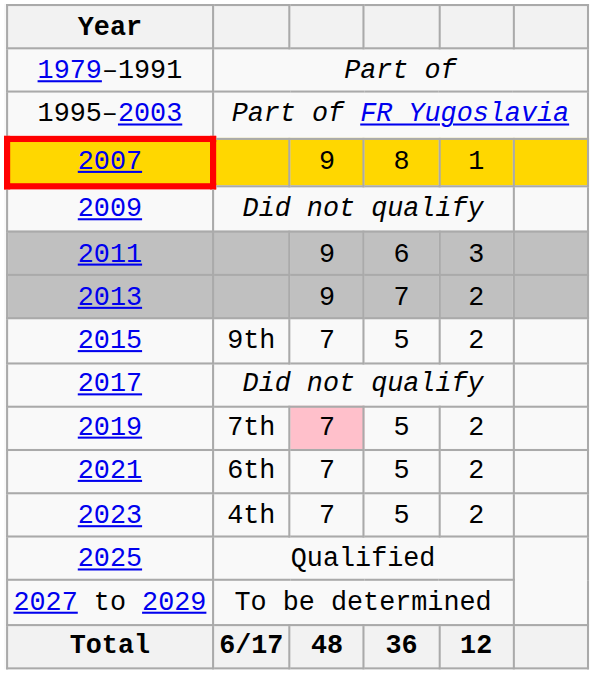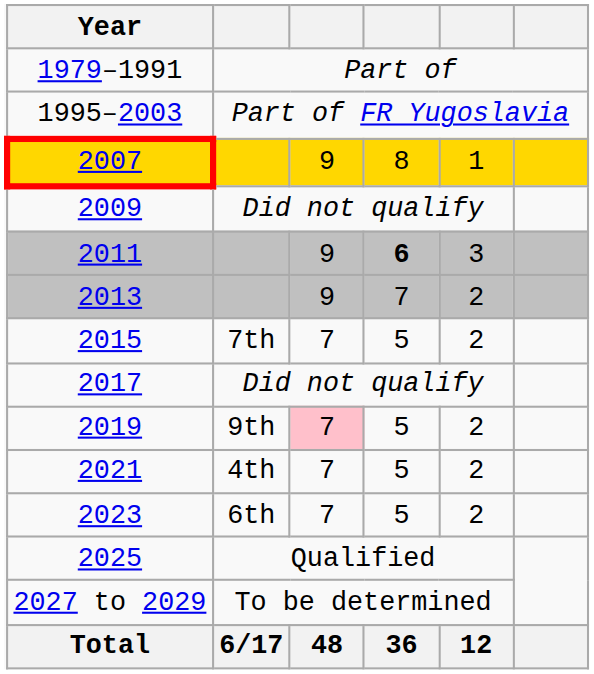(402, 253) normal -> (402, 253) bold
(251, 341) 9th -> (251, 341) 7th
(251, 428) 7th -> (251, 428) 9th
(251, 472) 6th -> (251, 472) 4th
(251, 515) 4th -> (251, 515) 6th
